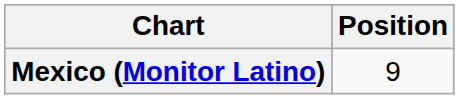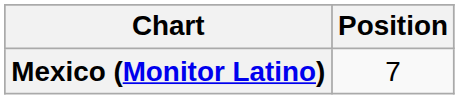(393, 70) 9 -> (393, 70) 7
